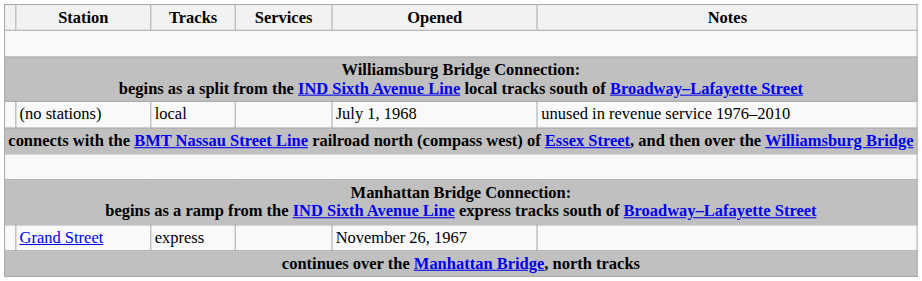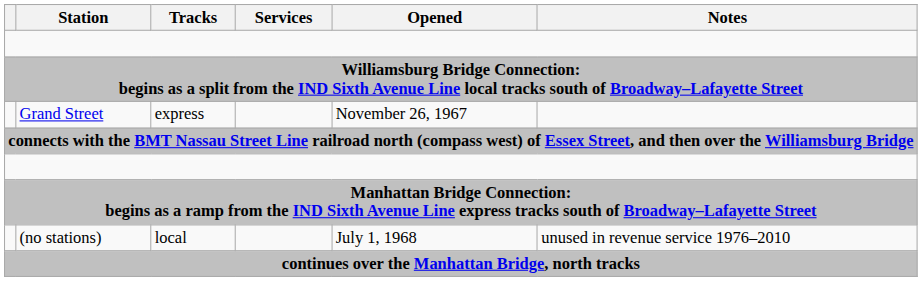rows swapped: (61, 114) <-> (61, 237)
